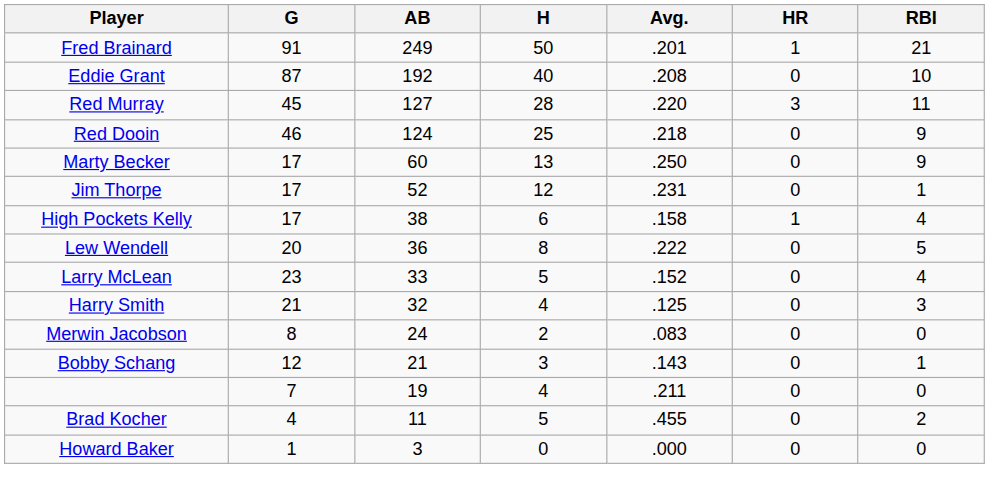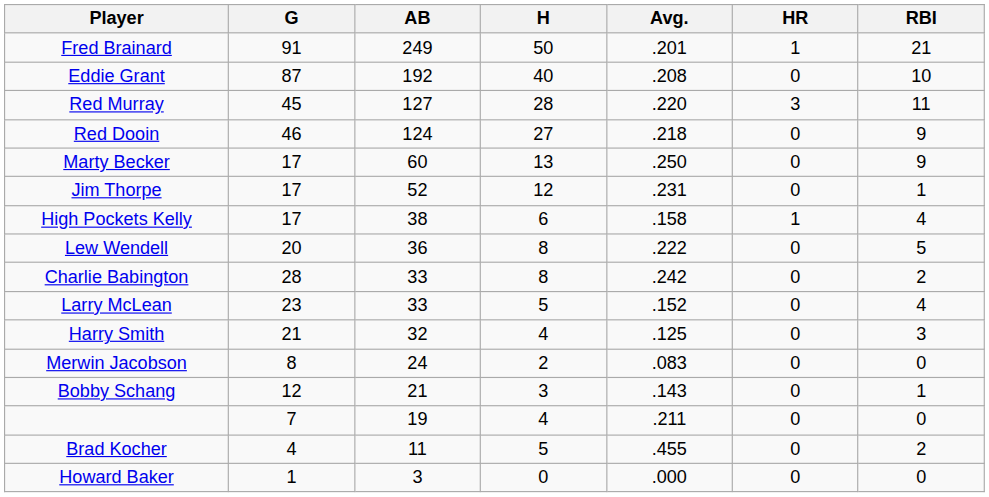(543, 133) 25 -> (543, 133) 27
+ row: (117, 276)
